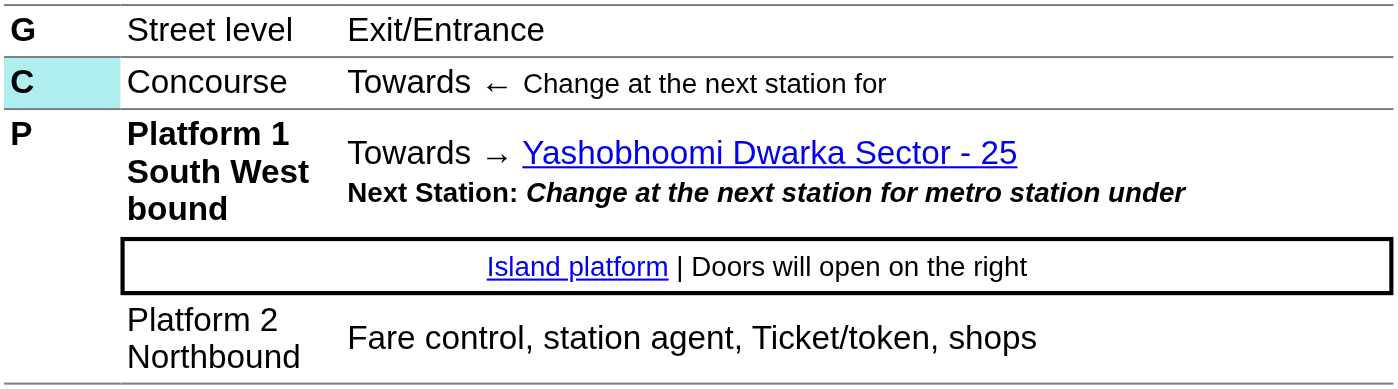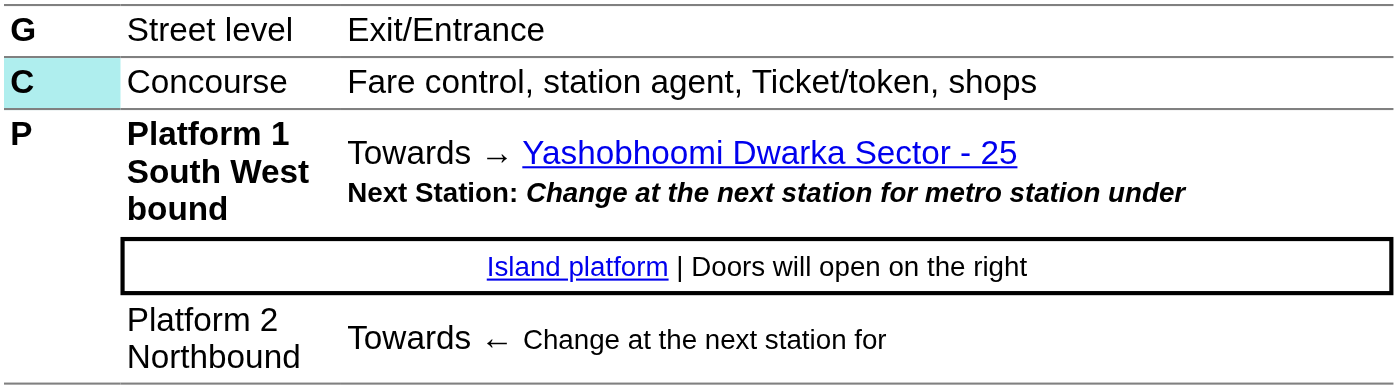(617, 82) Towards ← Change at the next station for -> (692, 82) Fare control, station agent, Ticket/token, shops
(692, 338) Fare control, station agent, Ticket/token, shops -> (617, 338) Towards ← Change at the next station for
